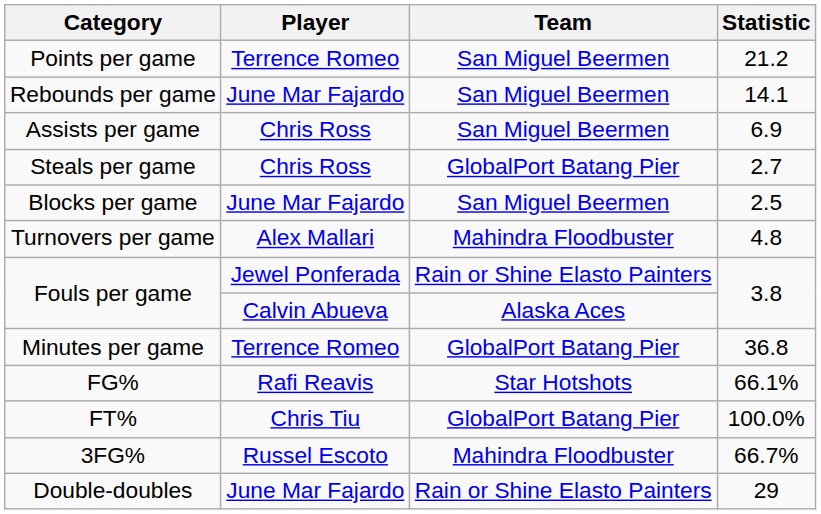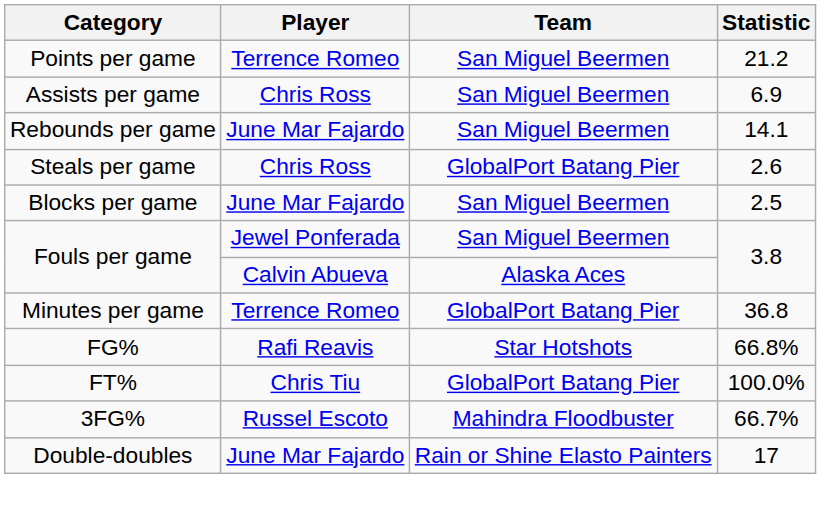rows swapped: (113, 94) <-> (113, 130)
(766, 166) 2.7 -> (766, 166) 2.6
- row: (113, 238)
(563, 274) Rain or Shine Elasto Painters -> (563, 238) San Miguel Beermen
(766, 382) 66.1% -> (766, 346) 66.8%
(766, 490) 29 -> (766, 454) 17
